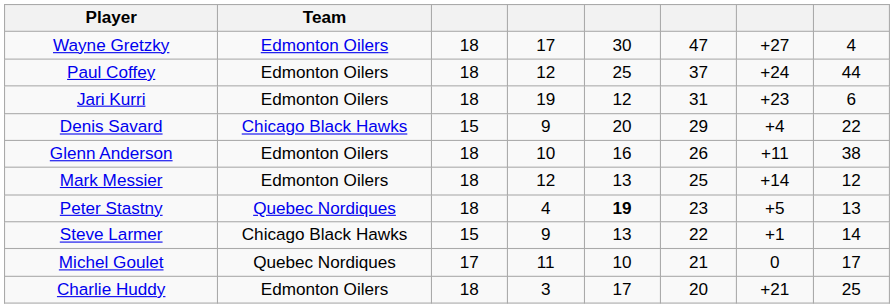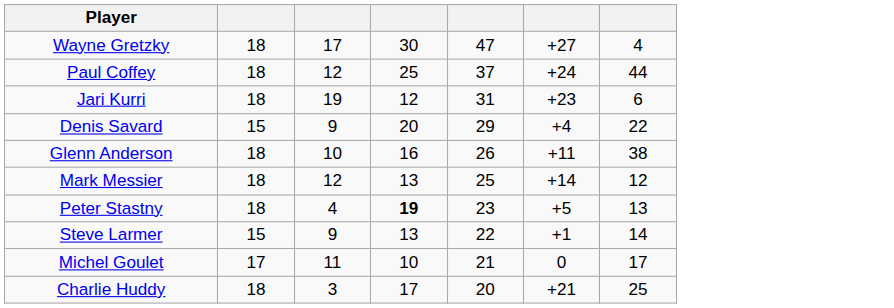- column: (325, 18)
